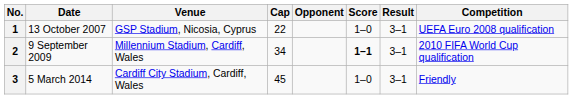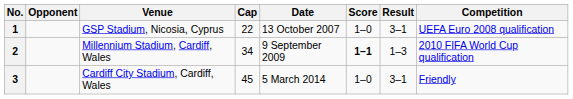columns swapped: (69, 12) <-> (319, 12)
(398, 51) 3–1 -> (398, 51) 1–3
